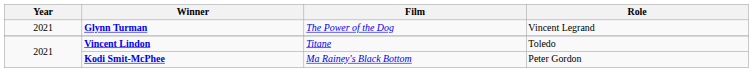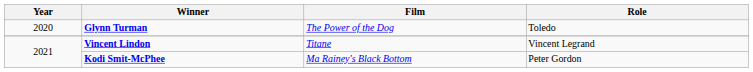(43, 28) 2021 -> (43, 28) 2020
(562, 28) Vincent Legrand -> (542, 28) Toledo
(542, 43) Toledo -> (562, 43) Vincent Legrand
